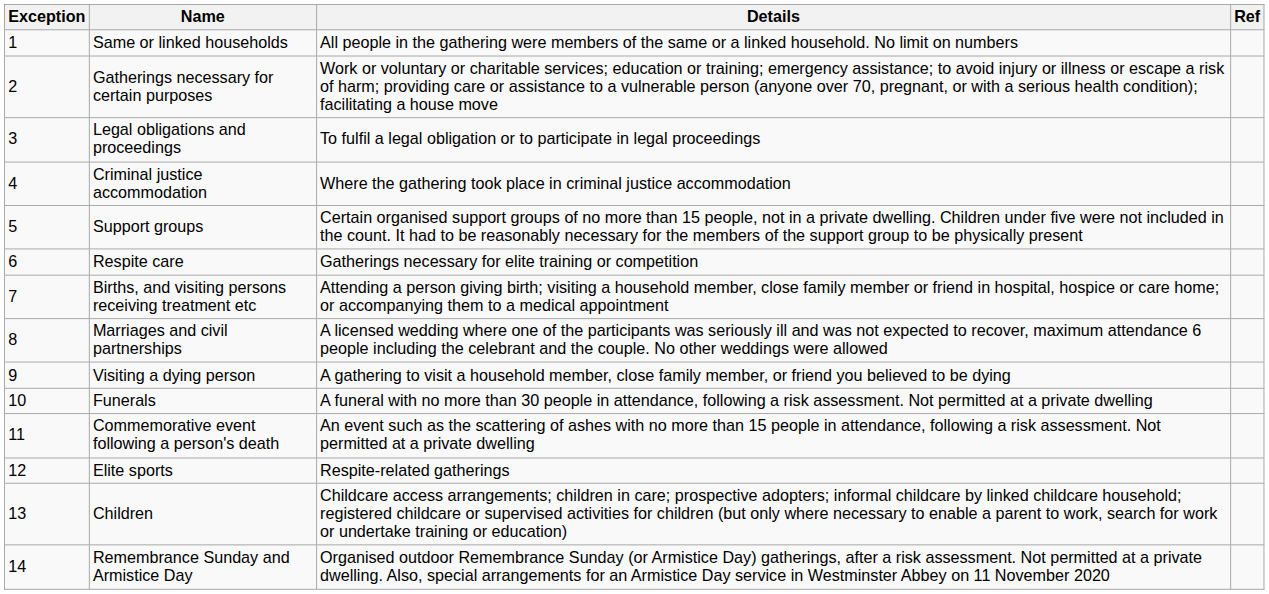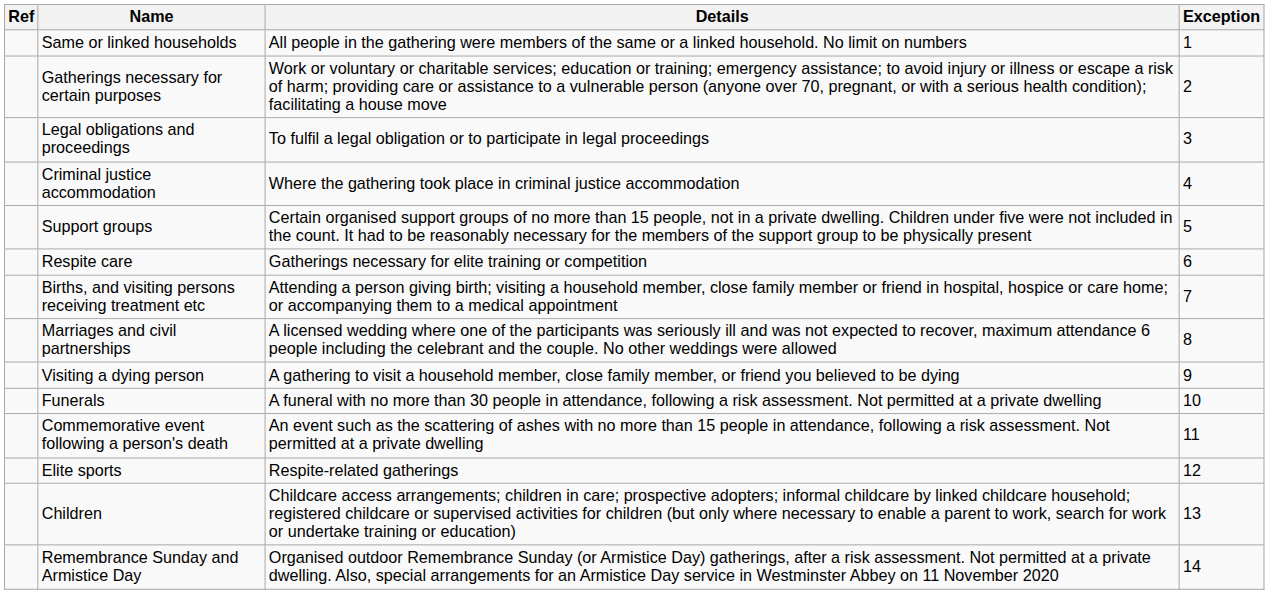columns swapped: (47, 17) <-> (1247, 17)
